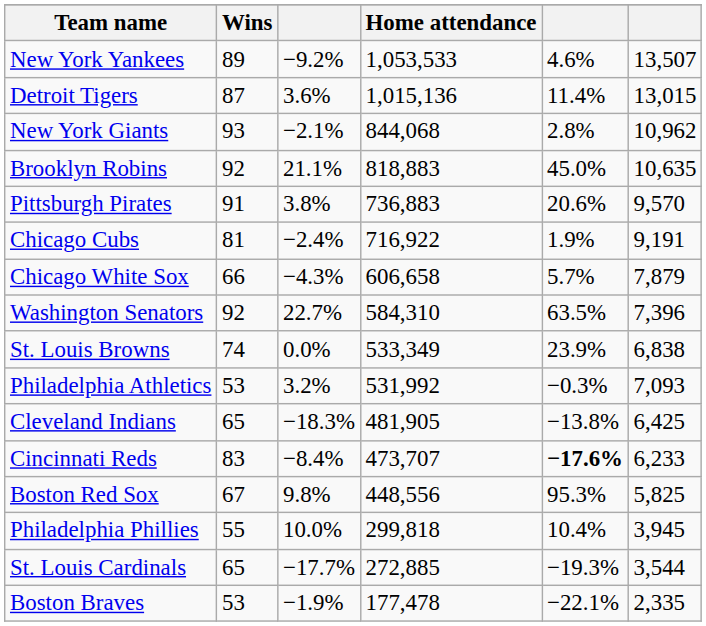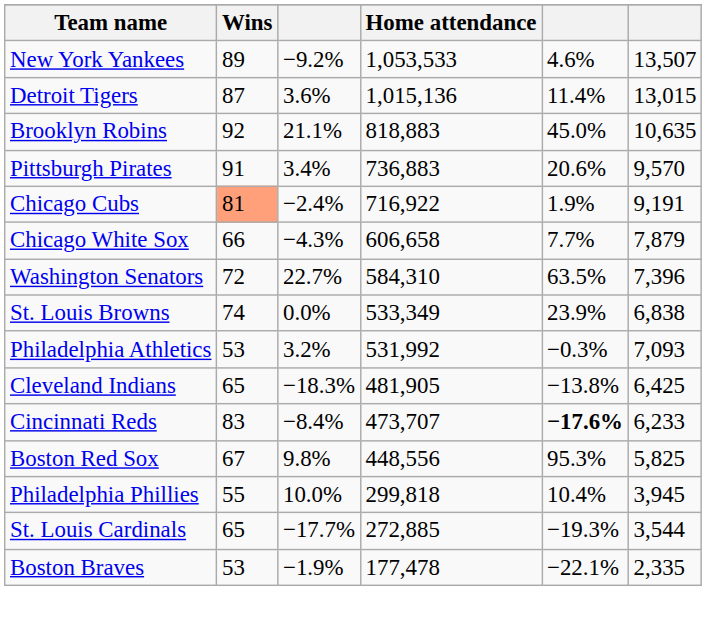- row: (89, 131)
(307, 204) 3.8% -> (307, 167) 3.4%
(233, 240) no background -> (233, 204) lightsalmon background
(571, 276) 5.7% -> (571, 240) 7.7%
(233, 312) 92 -> (233, 276) 72
